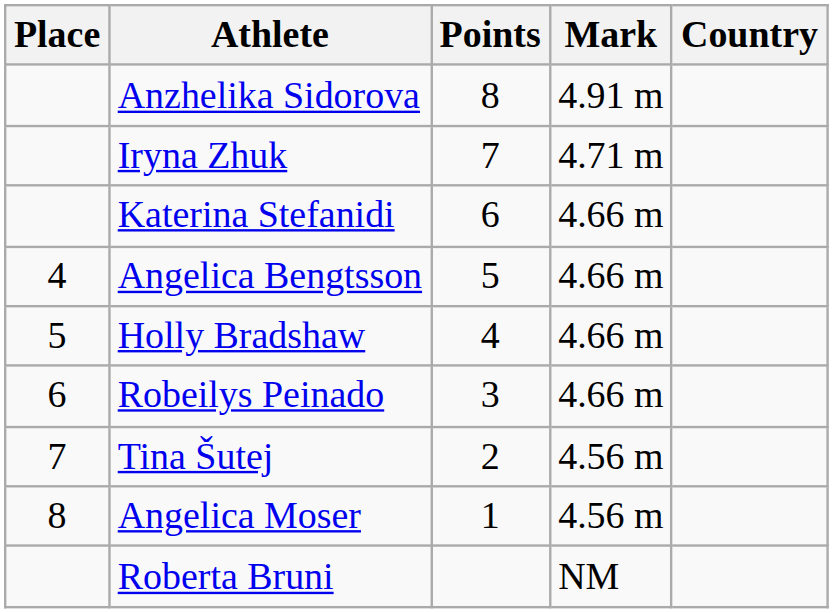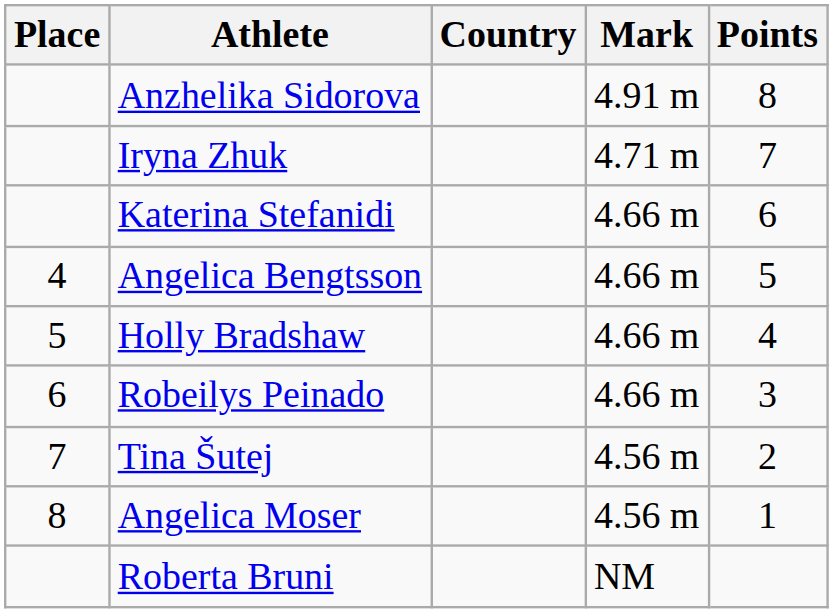columns swapped: (749, 34) <-> (490, 34)
